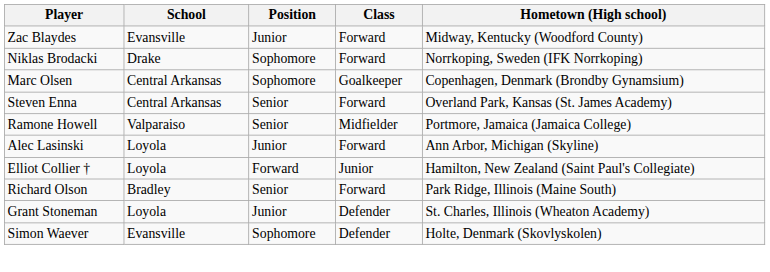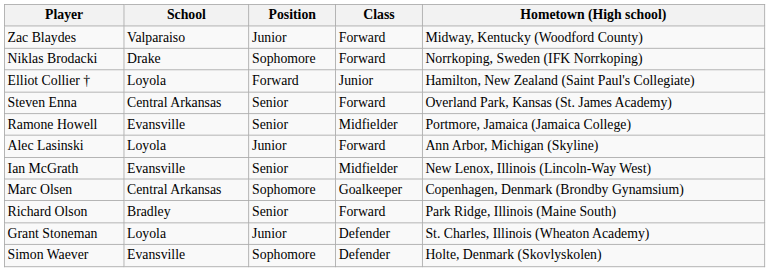(156, 37) Evansville -> (156, 37) Valparaiso
rows swapped: (49, 168) <-> (40, 80)
(156, 124) Valparaiso -> (156, 124) Evansville
+ row: (43, 168)
